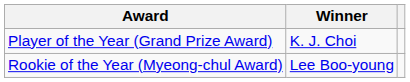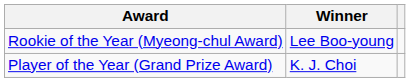rows swapped: (140, 41) <-> (145, 65)
